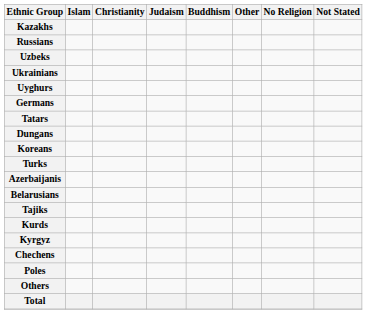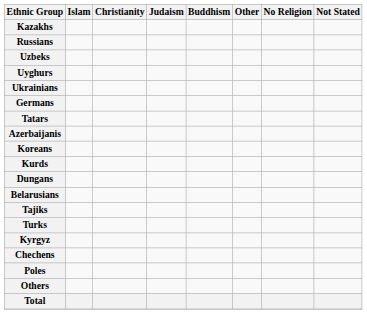rows swapped: (35, 73) <-> (35, 88)
rows swapped: (35, 179) <-> (35, 133)
rows swapped: (35, 164) <-> (35, 225)
